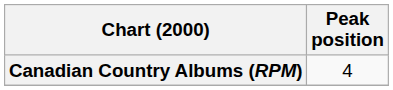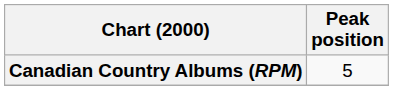(348, 70) 4 -> (348, 70) 5
